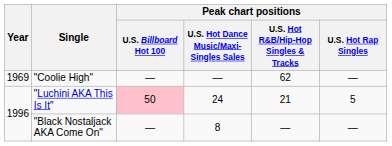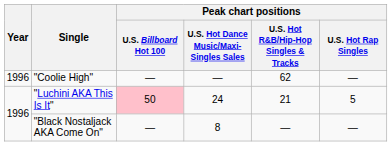(18, 78) 1969 -> (18, 78) 1996
